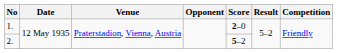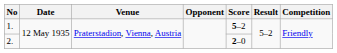(239, 26) 2–0 -> (239, 26) 5–2
(239, 41) 5–2 -> (239, 41) 2–0
